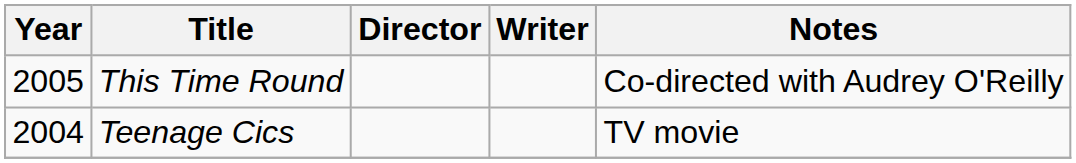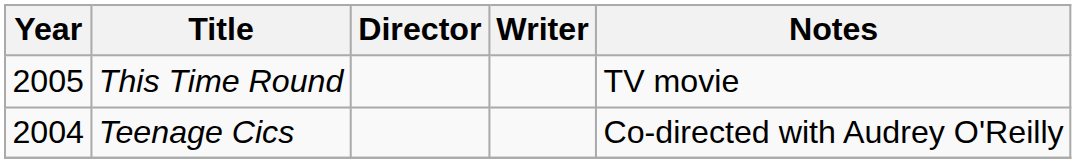(834, 81) Co-directed with Audrey O'Reilly -> (671, 81) TV movie
(671, 132) TV movie -> (834, 132) Co-directed with Audrey O'Reilly
